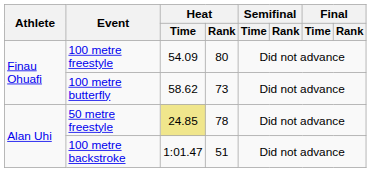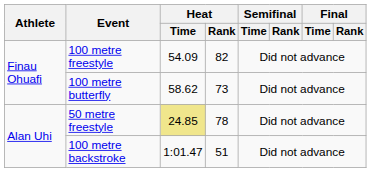(222, 57) 80 -> (222, 57) 82
